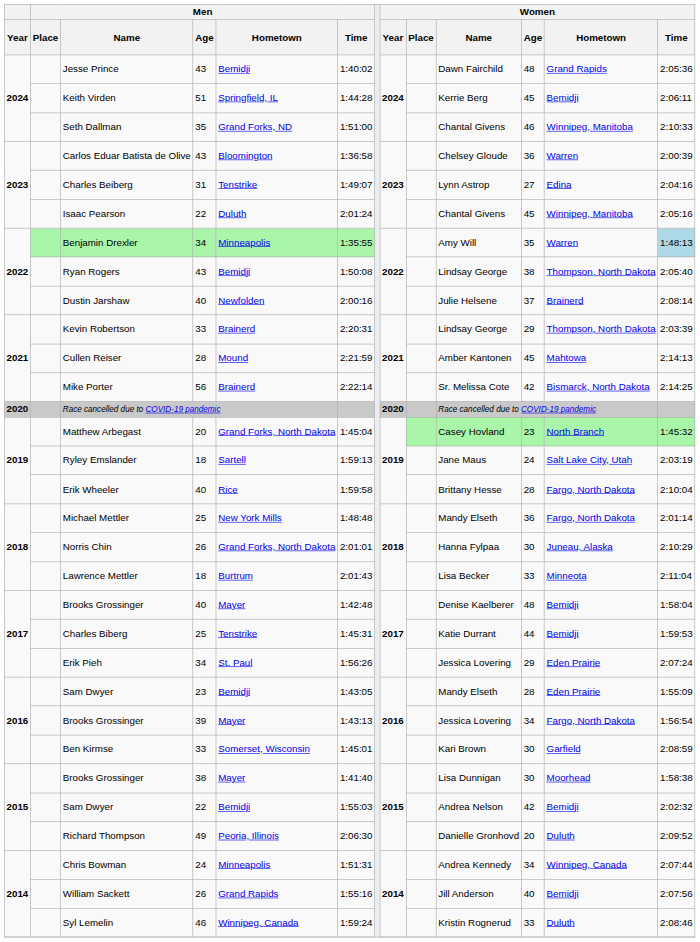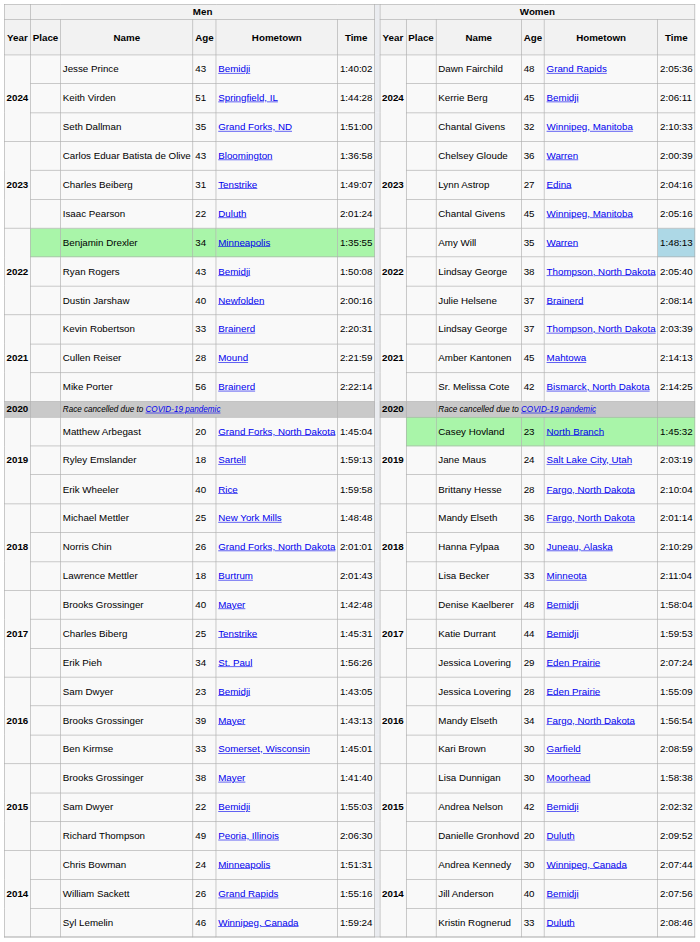(529, 127) 46 -> (529, 127) 32
(529, 329) 29 -> (529, 329) 37
(468, 691) Mandy Elseth -> (475, 691) Jessica Lovering
(475, 720) Jessica Lovering -> (468, 720) Mandy Elseth
(529, 865) 34 -> (529, 865) 30
